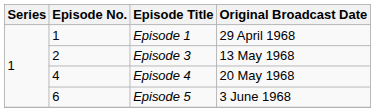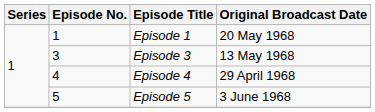(257, 35) 29 April 1968 -> (257, 35) 20 May 1968
(56, 55) 2 -> (56, 55) 3
(257, 76) 20 May 1968 -> (257, 76) 29 April 1968
(56, 96) 6 -> (56, 96) 5
